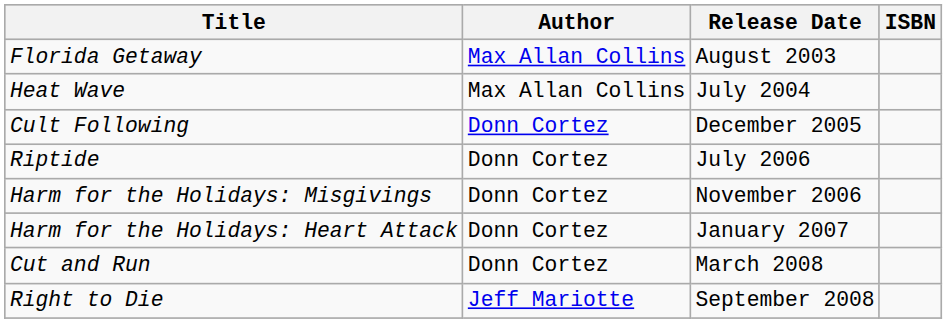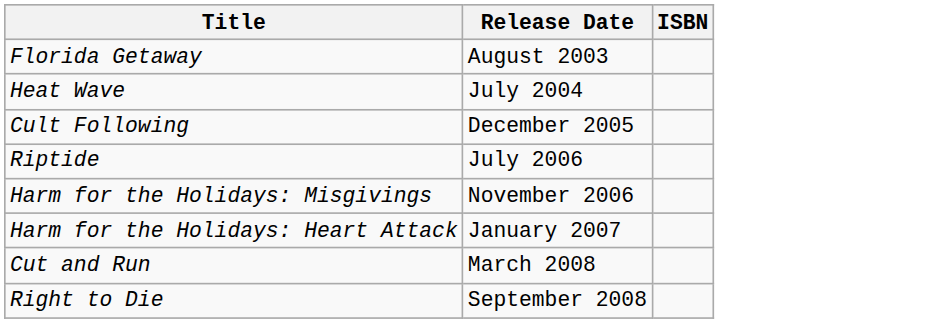- column: (577, 22)
